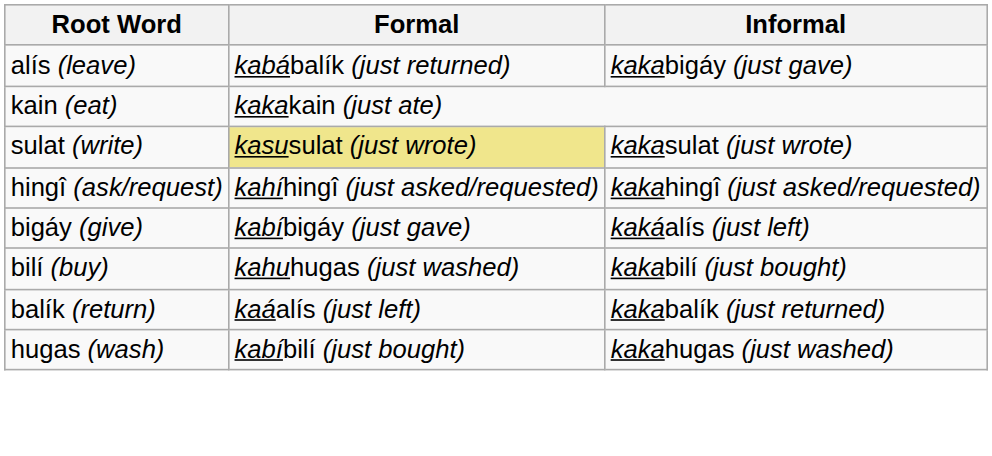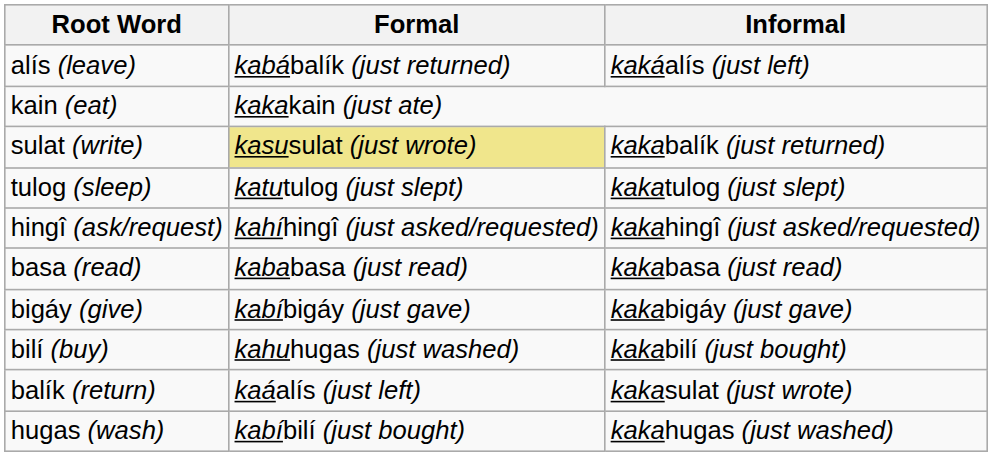(732, 65) kakabigáy (just gave) -> (710, 65) kakáalís (just left)
(732, 146) kakasulat (just wrote) -> (748, 146) kakabalík (just returned)
+ row: (81, 187)
+ row: (76, 268)
(710, 227) kakáalís (just left) -> (732, 308) kakabigáy (just gave)
(748, 308) kakabalík (just returned) -> (732, 390) kakasulat (just wrote)
